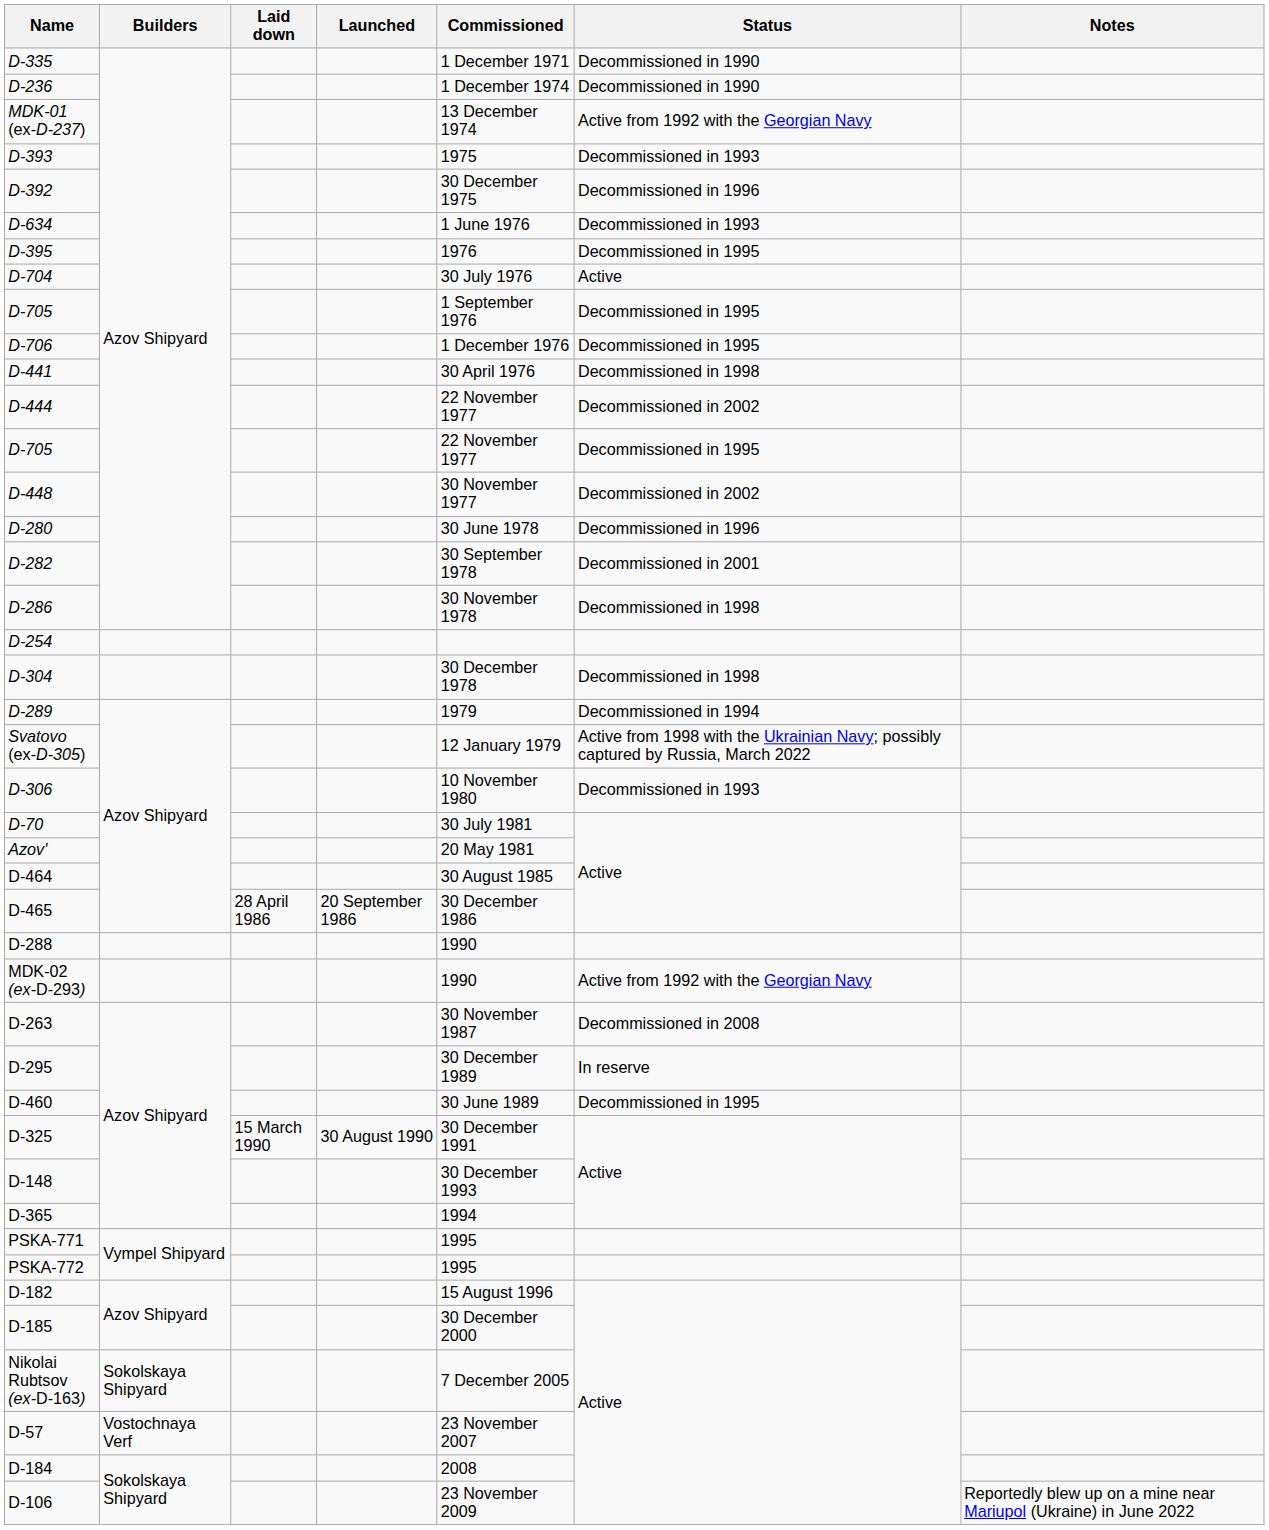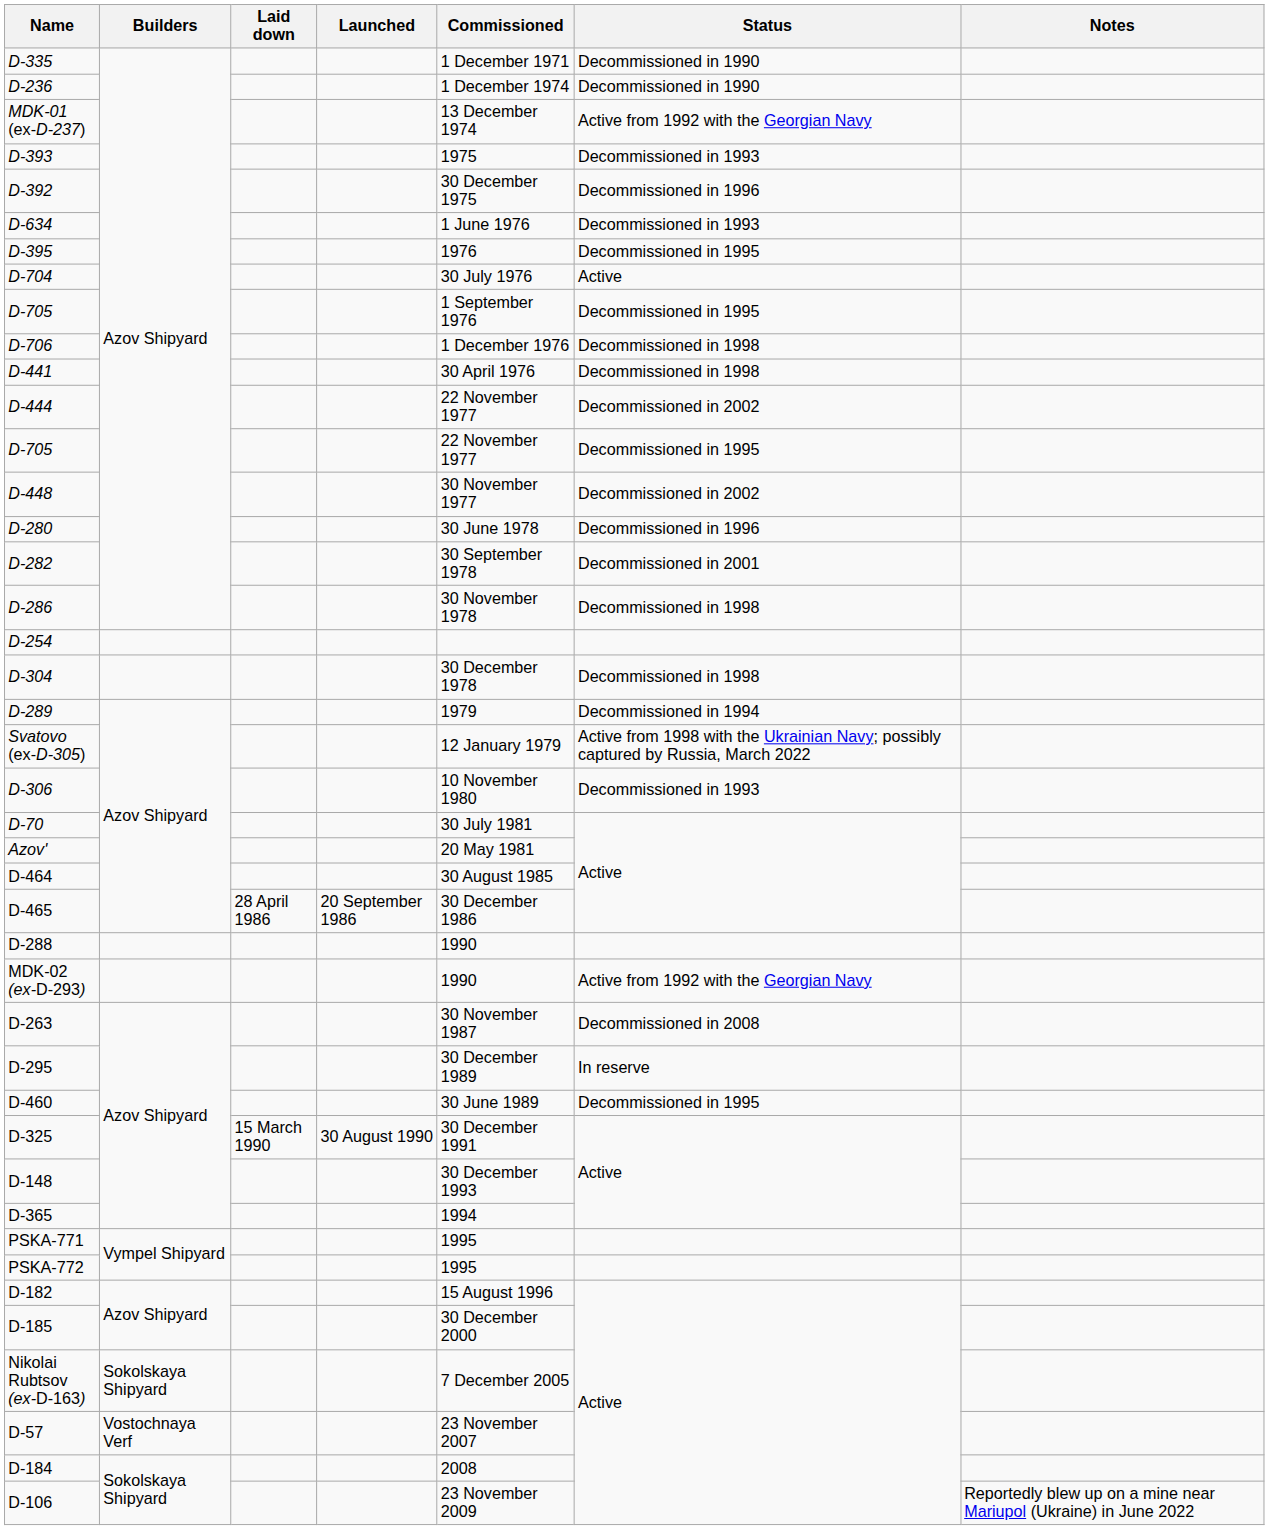(669, 346) Decommissioned in 1995 -> (669, 346) Decommissioned in 1998
